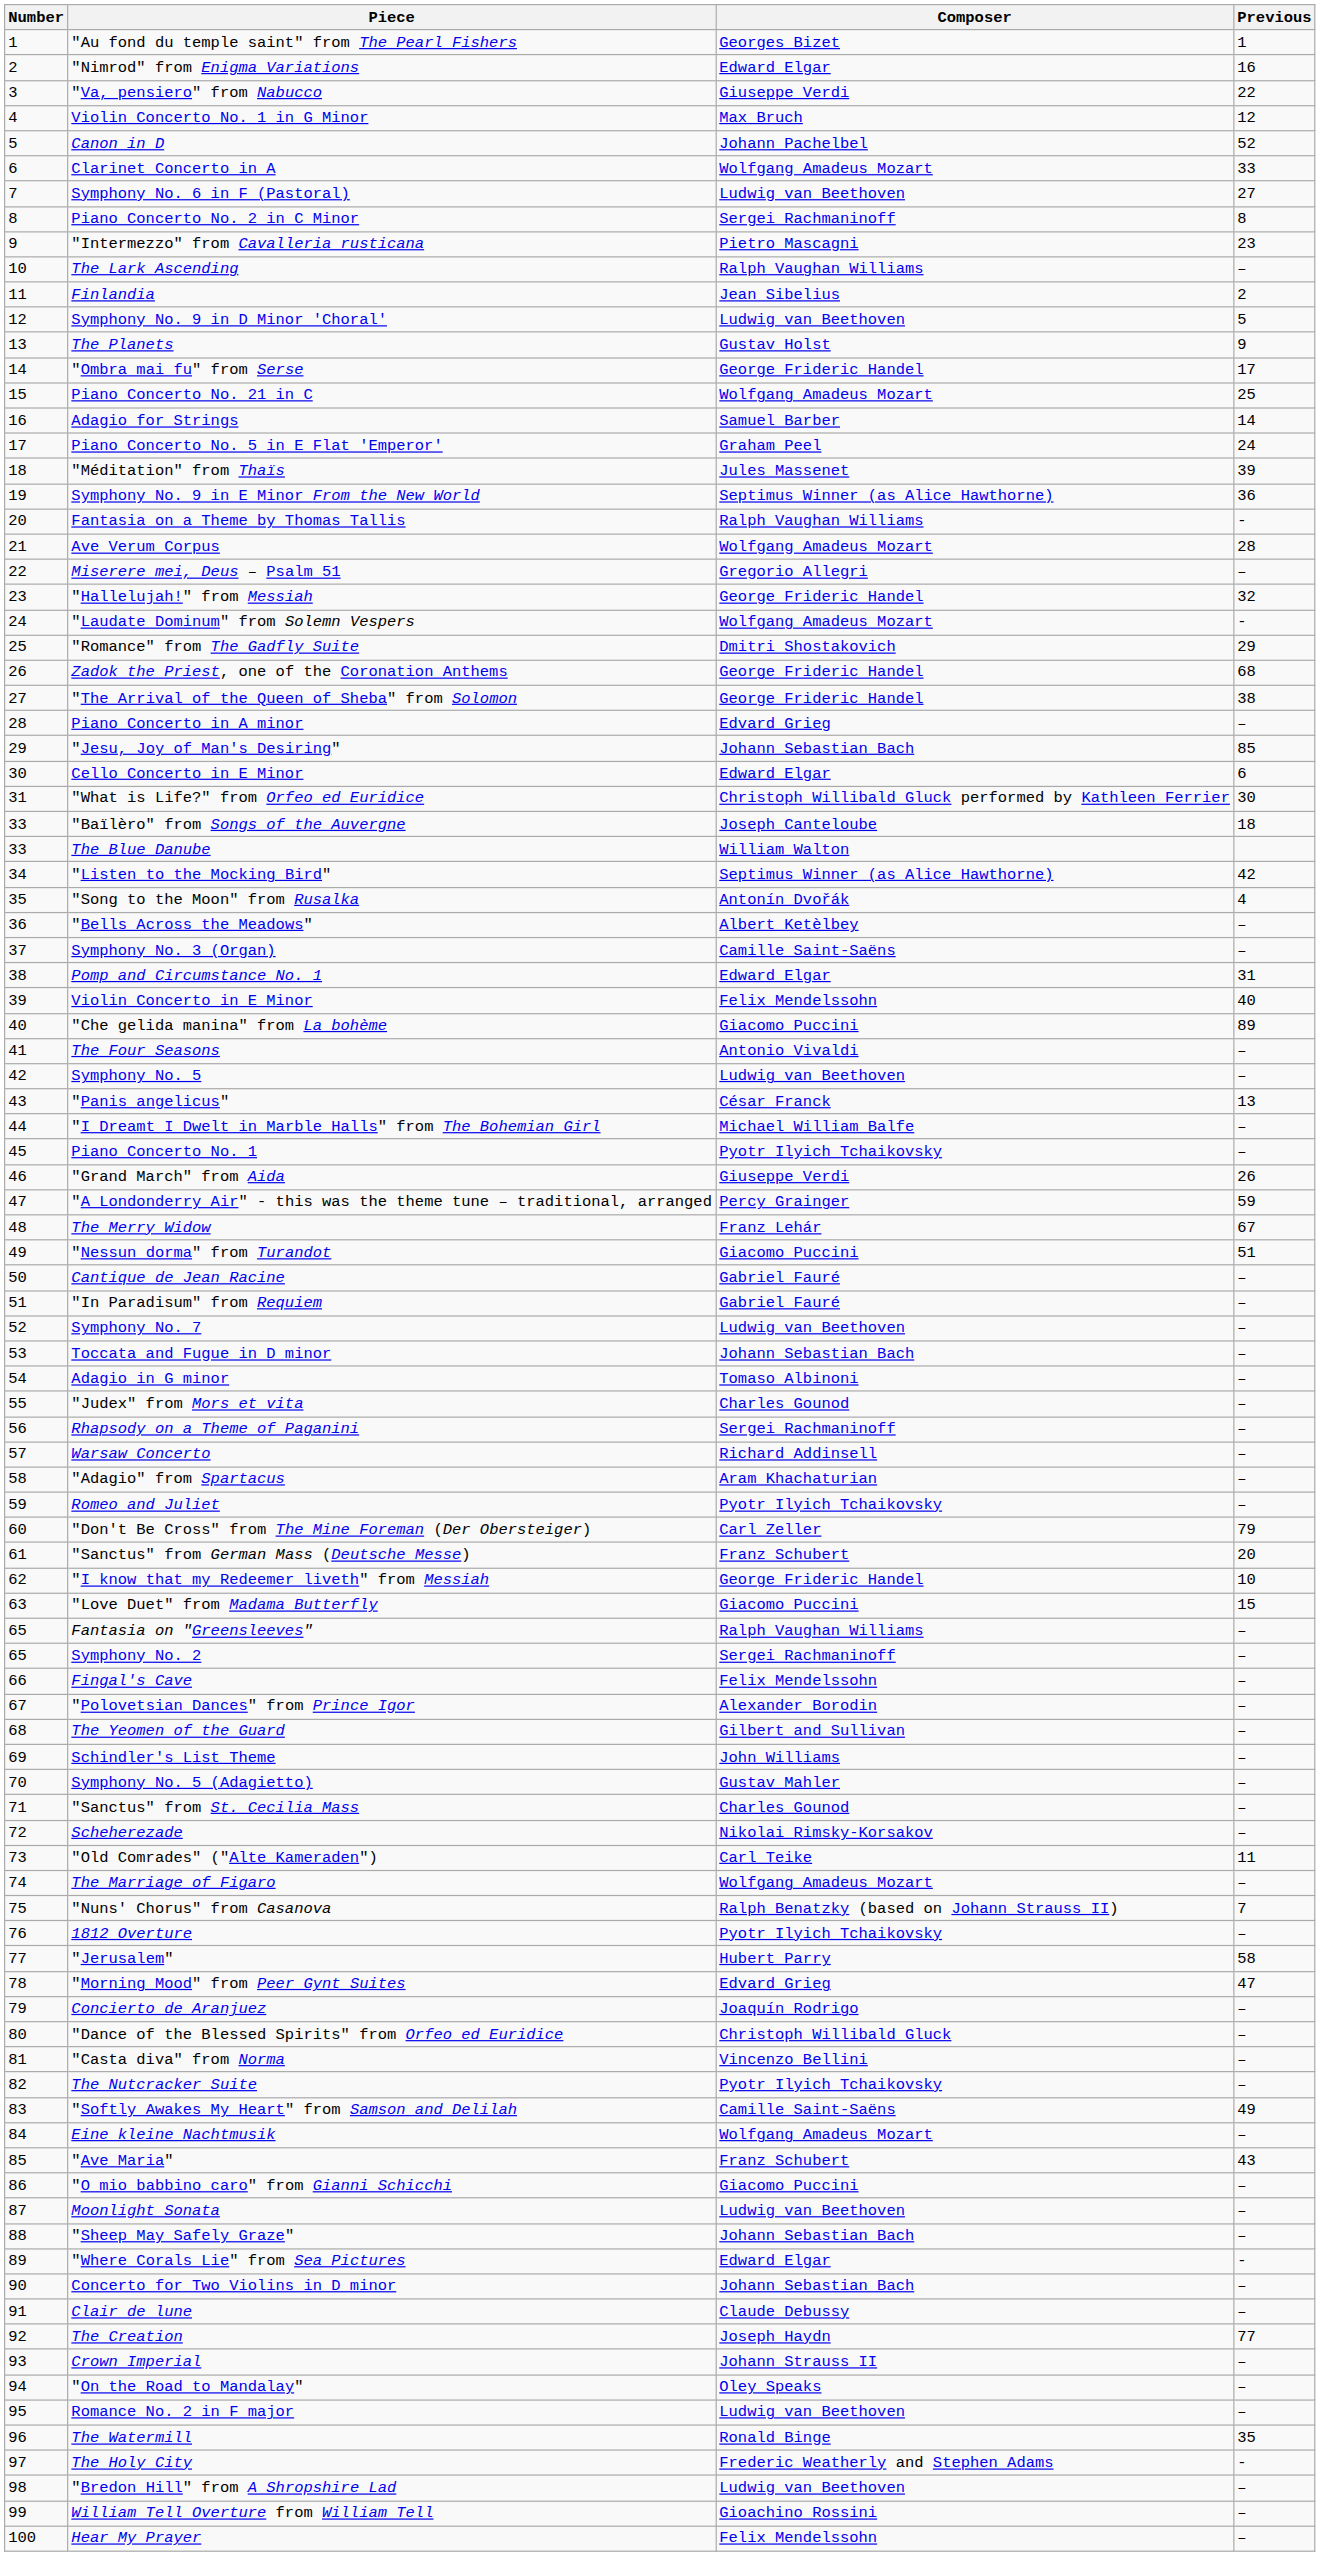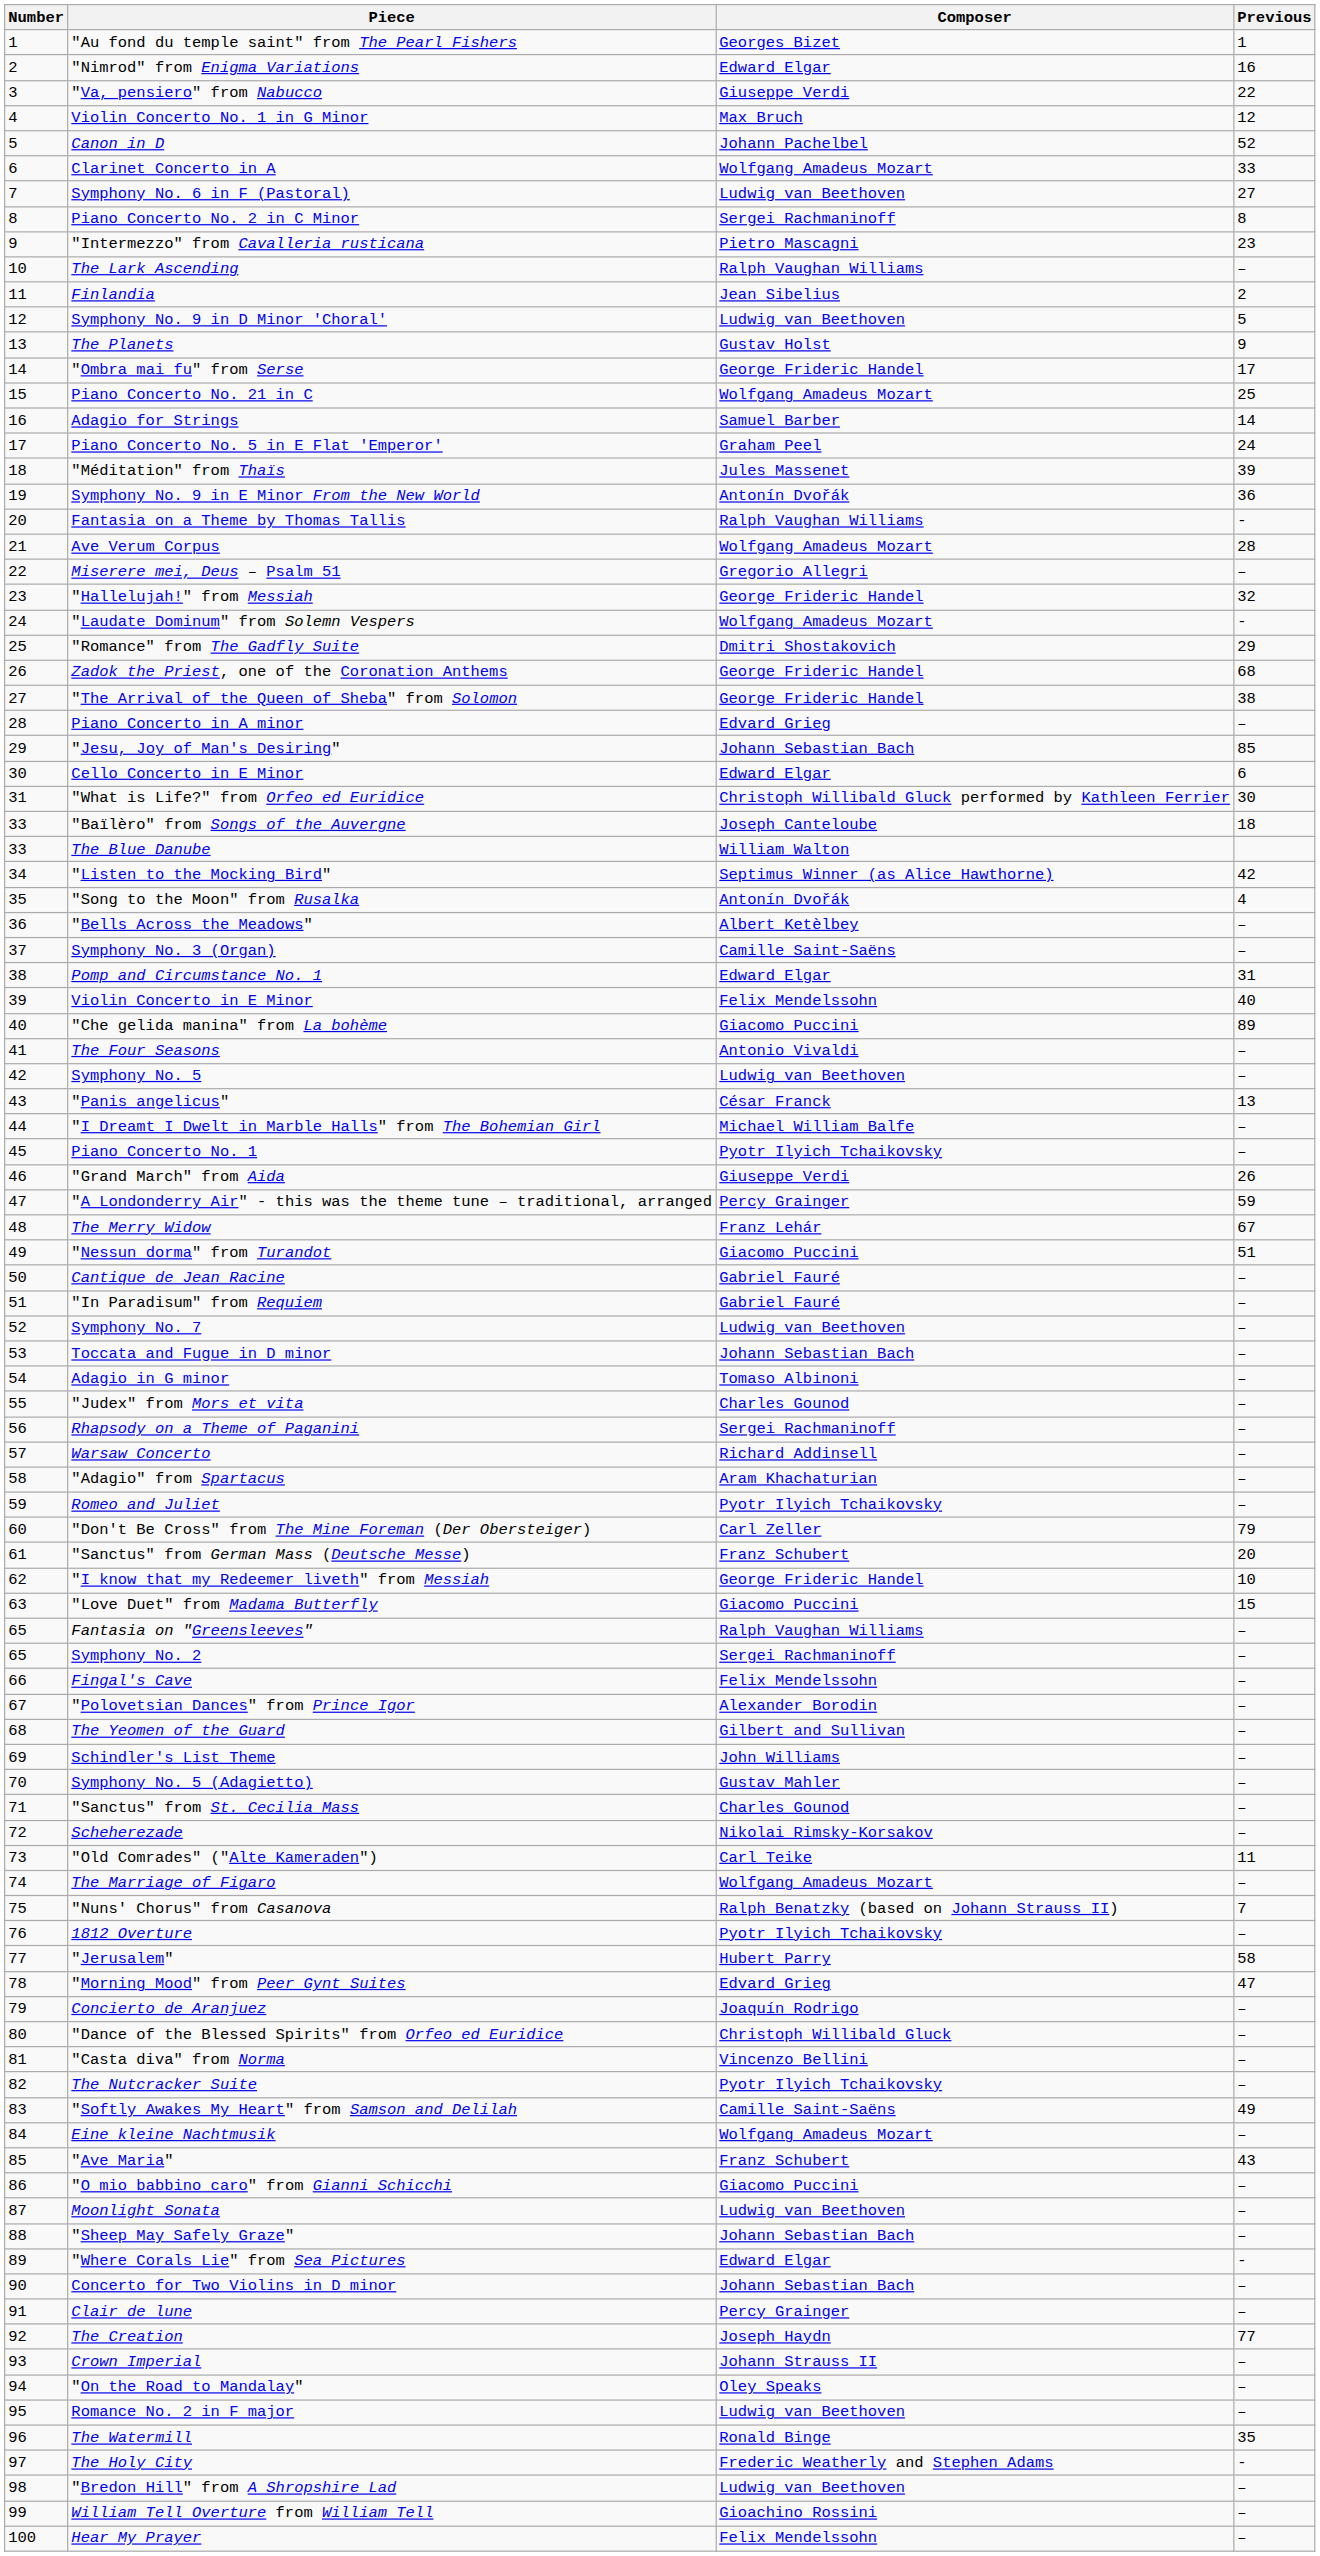(886, 496) Septimus Winner (as Alice Hawthorne) -> (784, 496) Antonín Dvořák
(784, 2312) Claude Debussy -> (784, 2312) Percy Grainger
